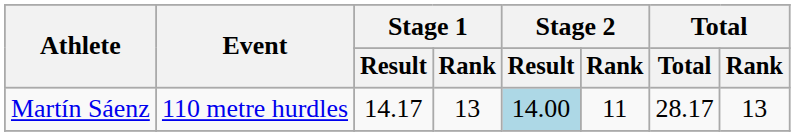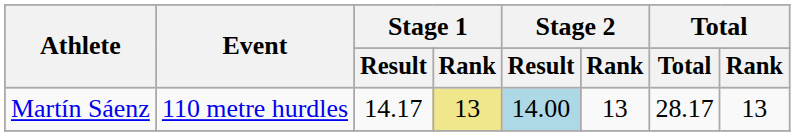(467, 109) no background -> (467, 109) khaki background
(615, 109) 11 -> (615, 109) 13
